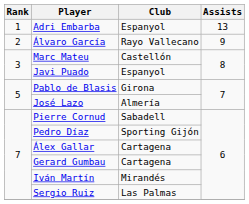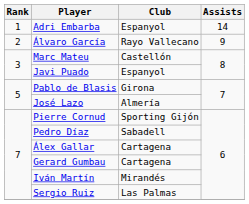(223, 27) 13 -> (223, 27) 14
(143, 117) Sabadell -> (160, 117) Sporting Gijón
(160, 132) Sporting Gijón -> (143, 132) Sabadell
